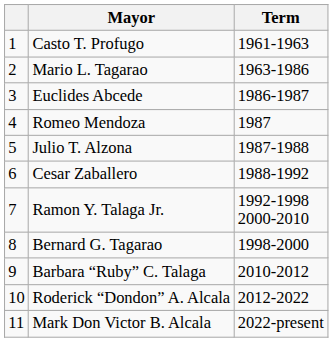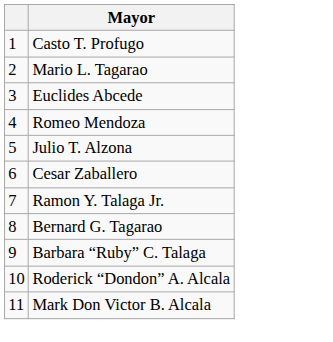- column: (281, 17)
